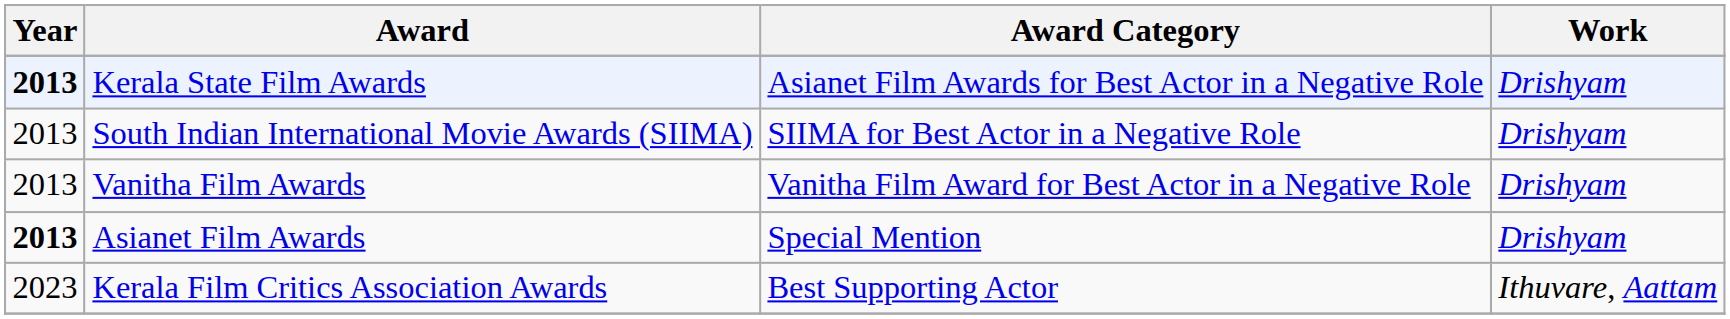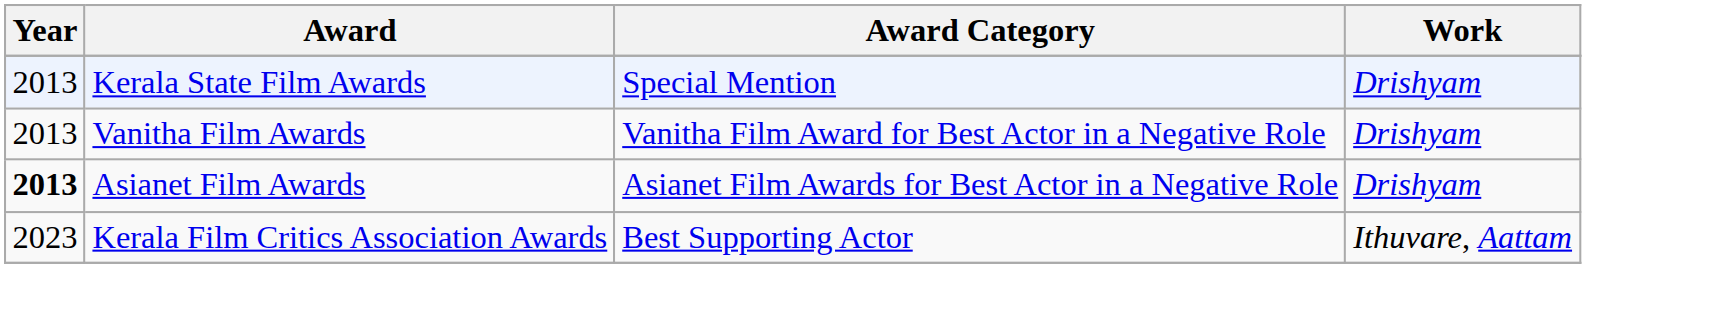(45, 81) bold -> (45, 81) normal
(1125, 81) Asianet Film Awards for Best Actor in a Negative Role -> (729, 81) Special Mention
- row: (422, 133)
(874, 236) Special Mention -> (980, 184) Asianet Film Awards for Best Actor in a Negative Role
